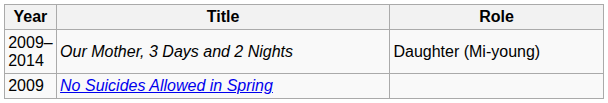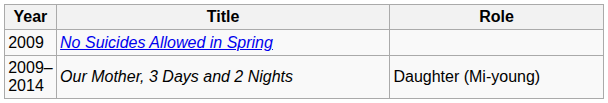rows swapped: (177, 51) <-> (166, 85)
